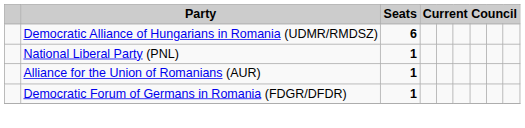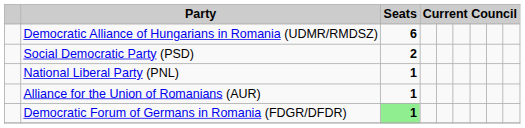+ row: (109, 53)
(413, 93) no background -> (413, 113) lightgreen background
